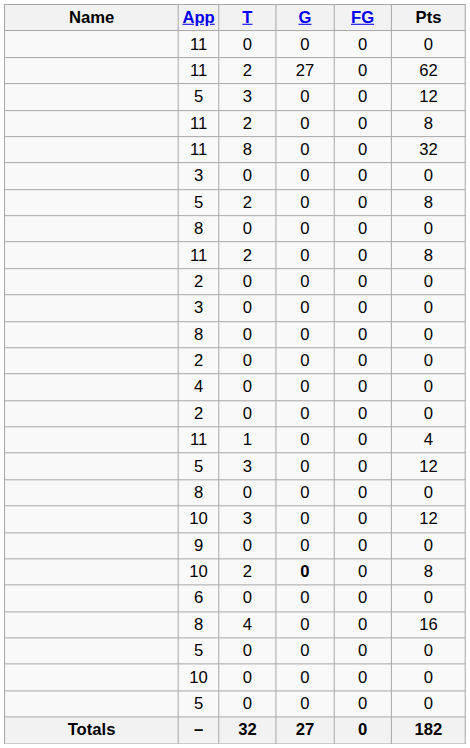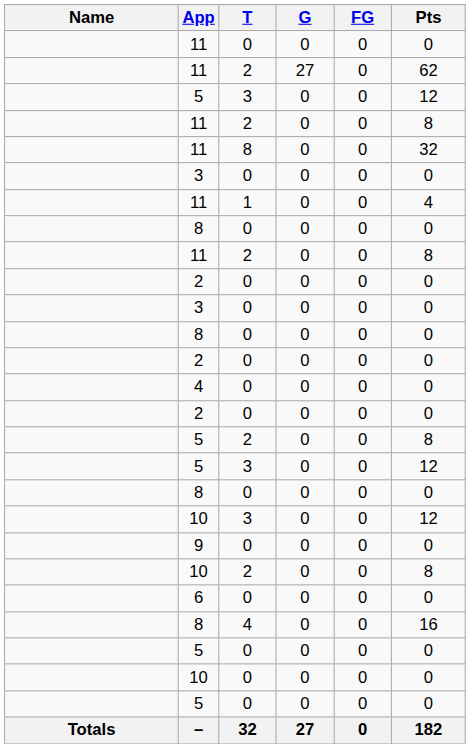rows swapped: (199, 439) <-> (199, 202)
(305, 571) bold -> (305, 571) normal
